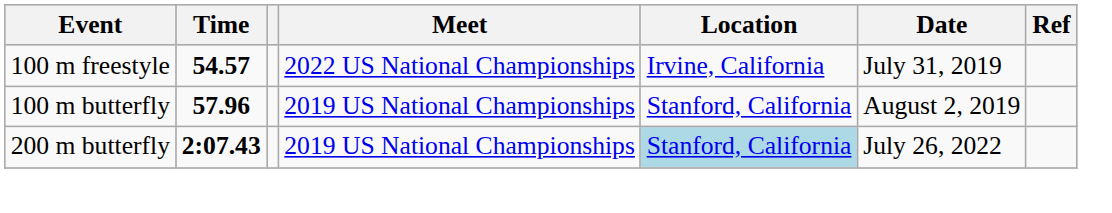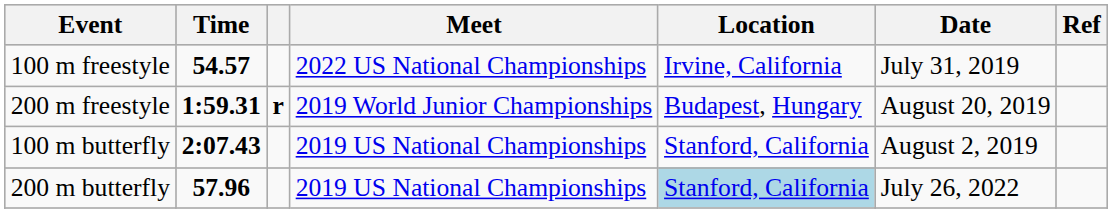+ row: (90, 106)
(221, 106) 57.96 -> (221, 146) 2:07.43
(221, 146) 2:07.43 -> (221, 187) 57.96
